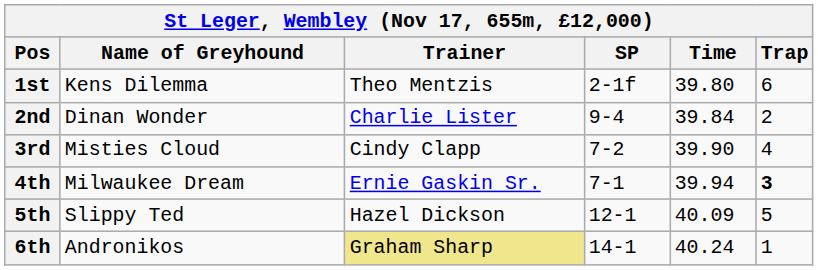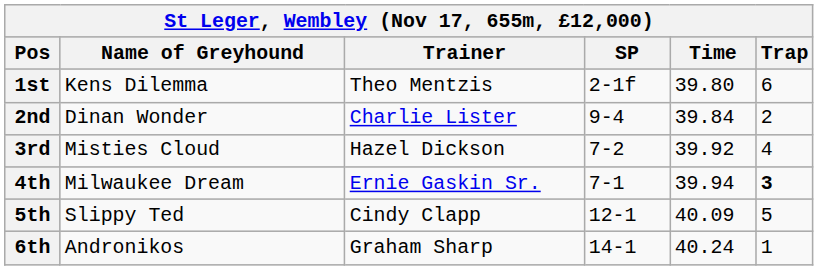(415, 151) Cindy Clapp -> (427, 151) Hazel Dickson
(705, 151) 39.90 -> (705, 151) 39.92
(427, 215) Hazel Dickson -> (415, 215) Cindy Clapp
(421, 248) khaki background -> (421, 248) no background
